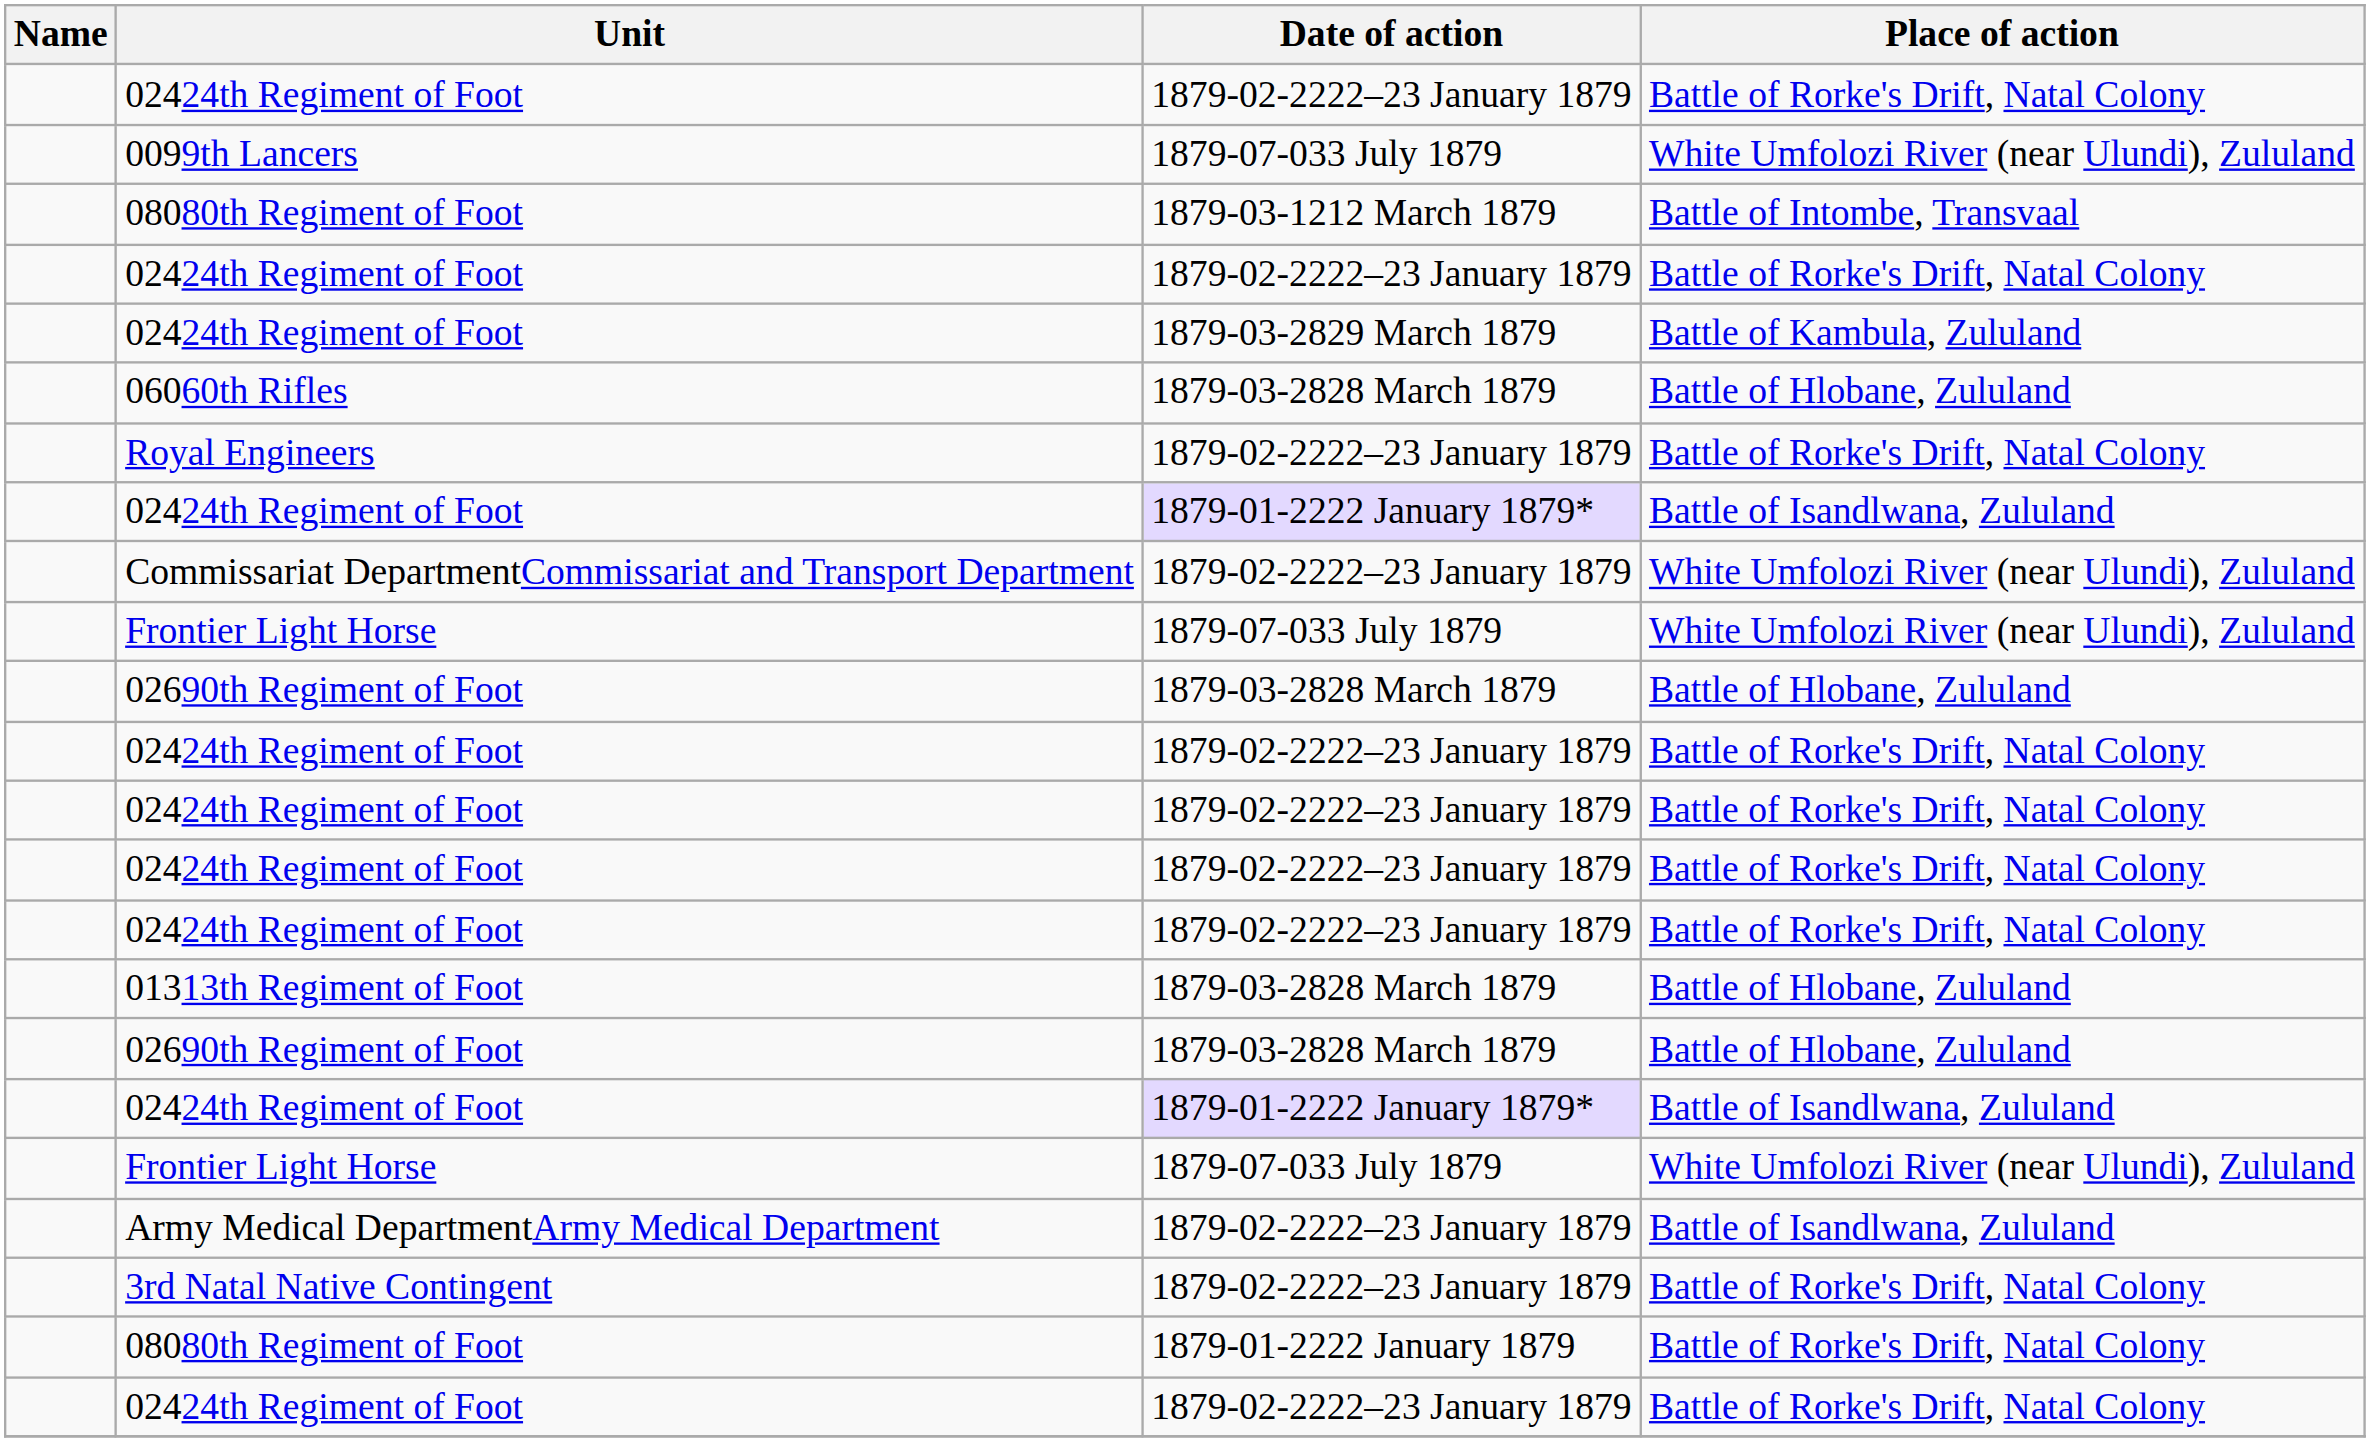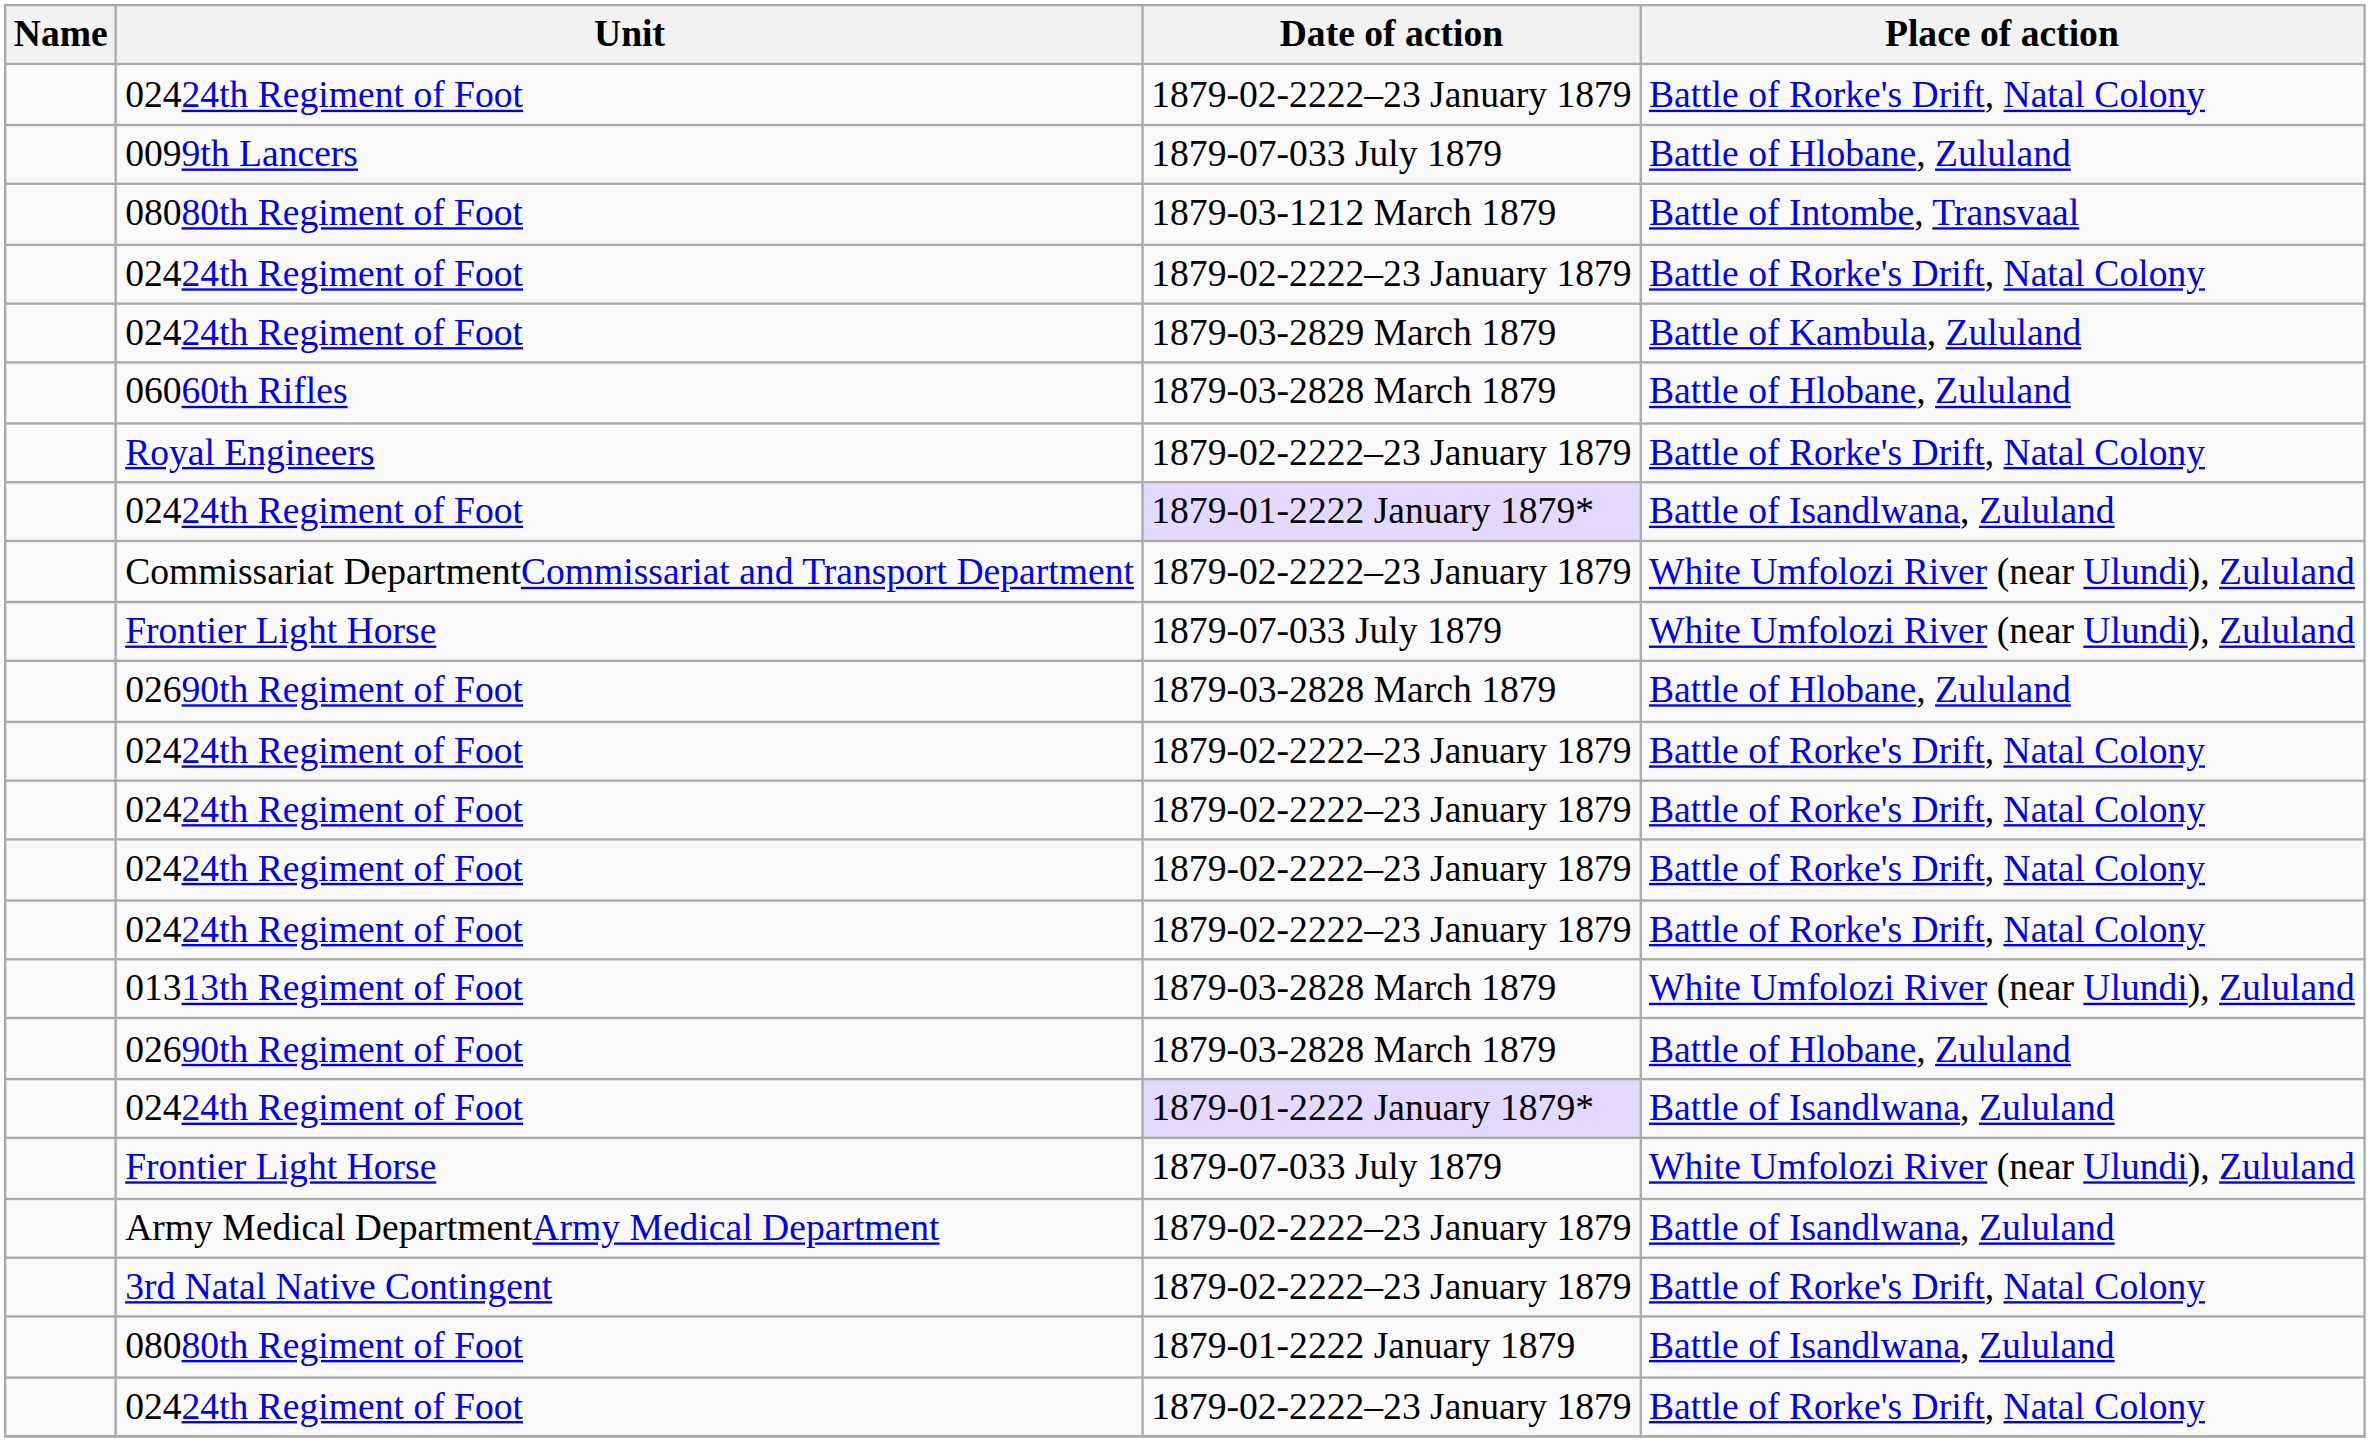(2002, 153) White Umfolozi River (near Ulundi), Zululand -> (1860, 153) Battle of Hlobane, Zululand
(1860, 988) Battle of Hlobane, Zululand -> (2002, 988) White Umfolozi River (near Ulundi), Zululand
(1927, 1346) Battle of Rorke's Drift, Natal Colony -> (1882, 1346) Battle of Isandlwana, Zululand
